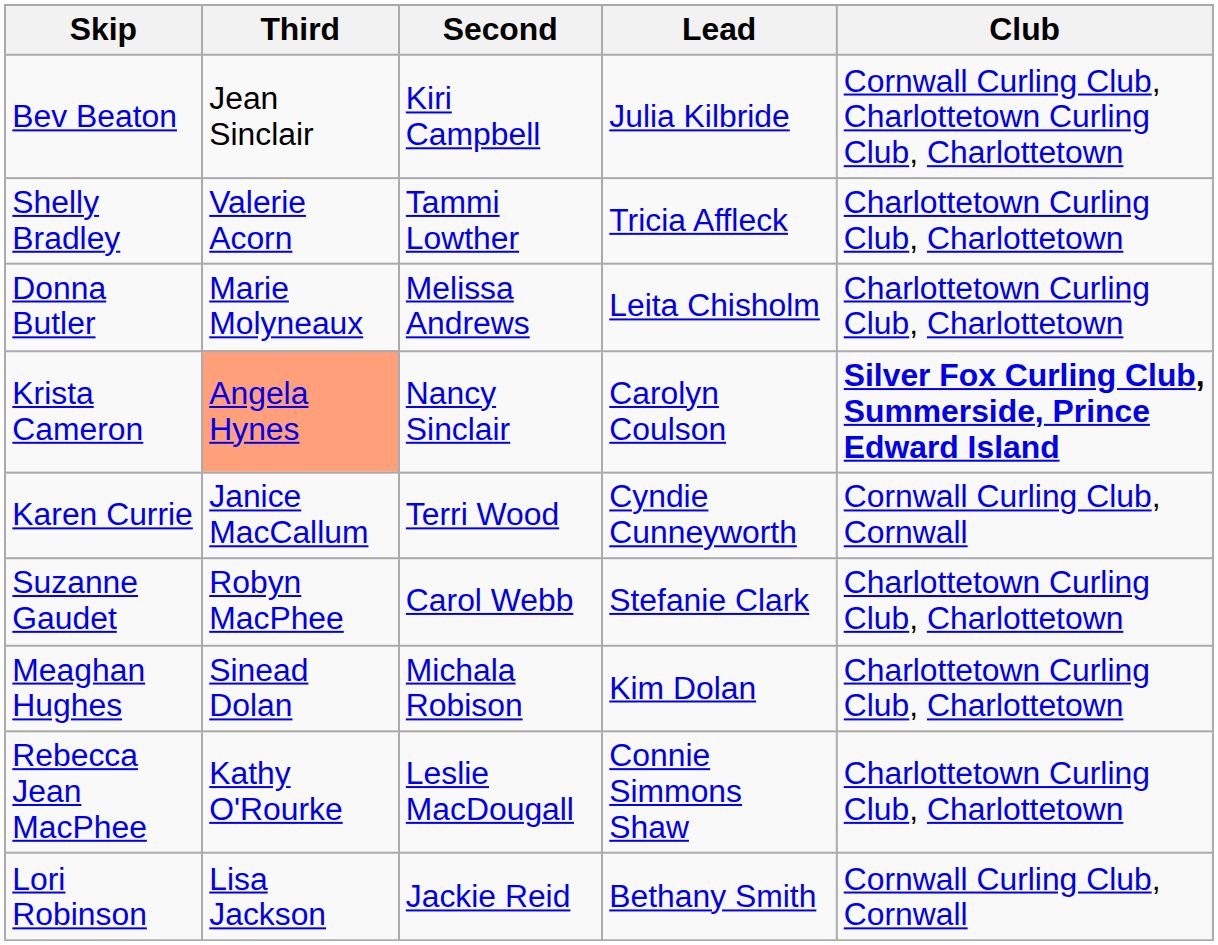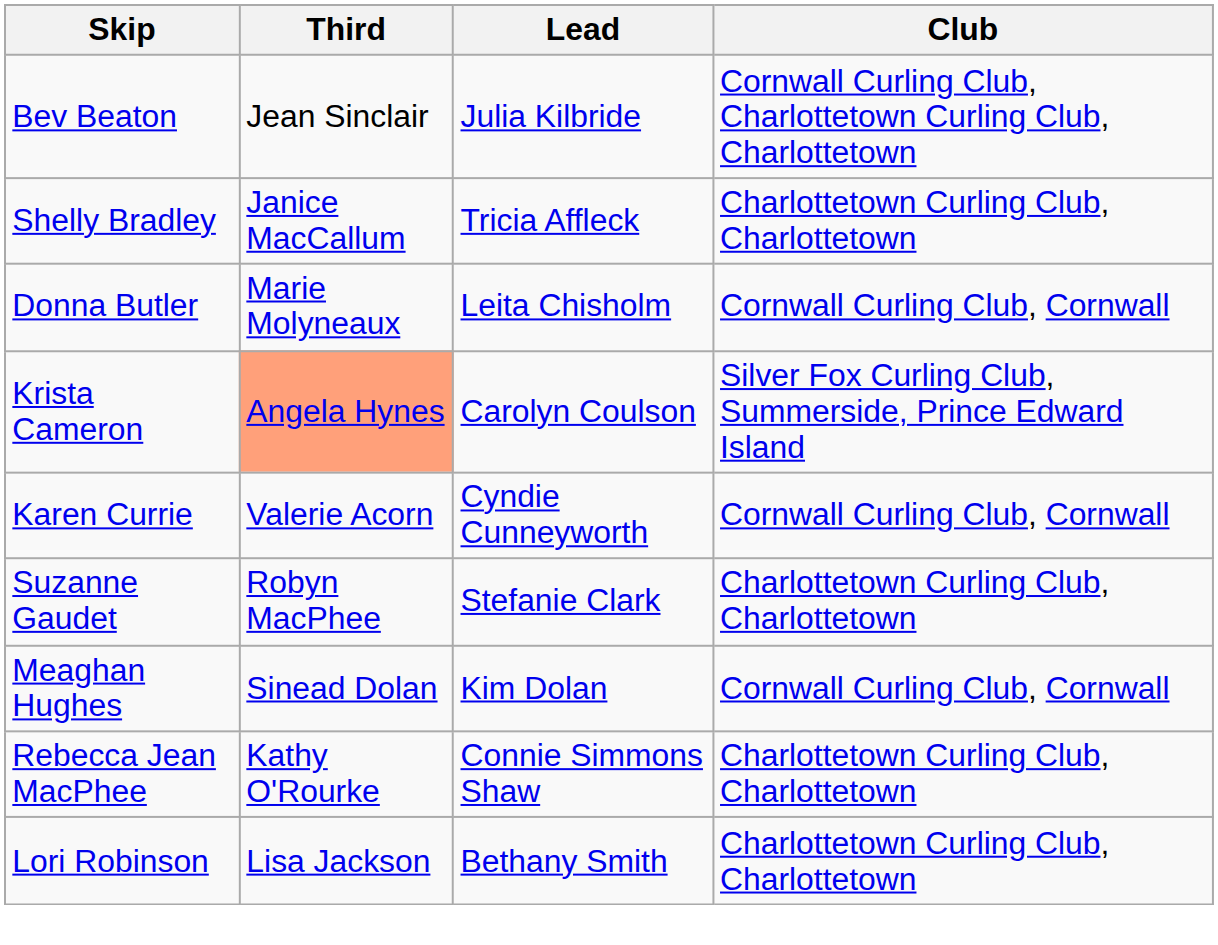- column: (500, 29)
(258, 220) Valerie Acorn -> (326, 220) Janice MacCallum
(997, 306) Charlottetown Curling Club, Charlottetown -> (945, 306) Cornwall Curling Club, Cornwall
(1024, 410) bold -> (922, 410) normal
(289, 515) Janice MacCallum -> (340, 515) Valerie Acorn
(997, 687) Charlottetown Curling Club, Charlottetown -> (945, 687) Cornwall Curling Club, Cornwall
(1002, 896) Cornwall Curling Club, Cornwall -> (915, 860) Charlottetown Curling Club, Charlottetown
